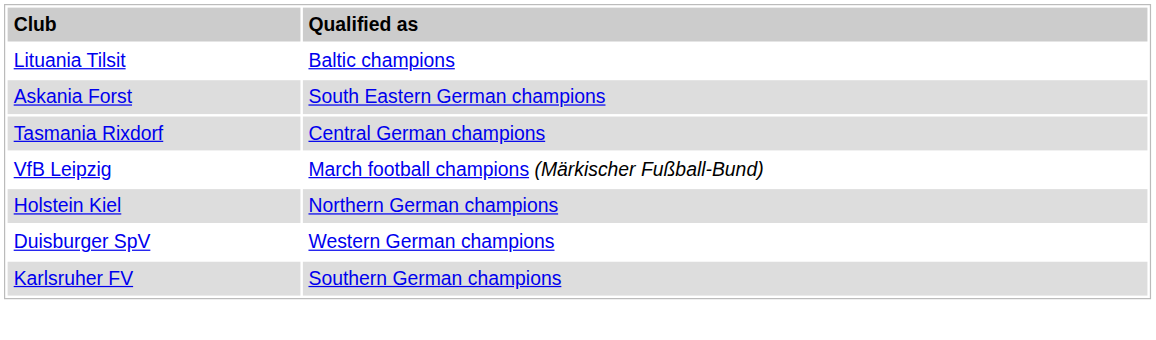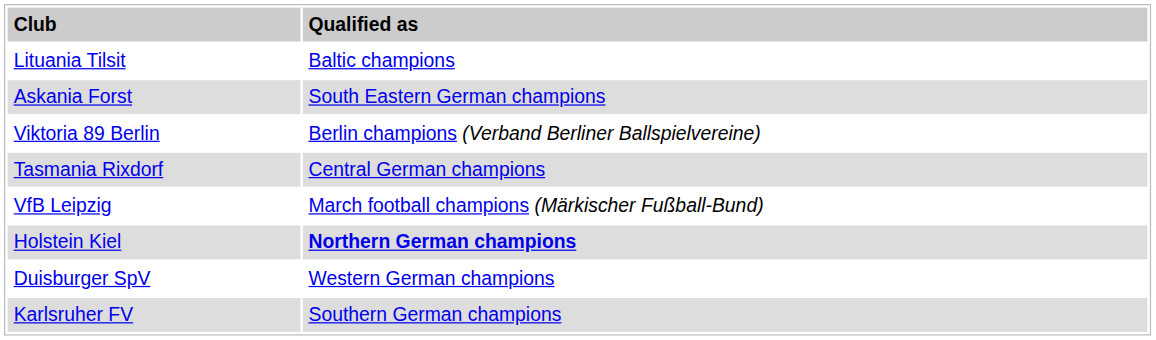+ row: (87, 133)
(433, 205) normal -> (442, 242) bold
